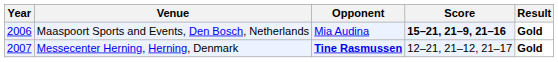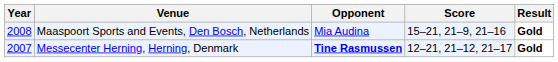(19, 31) 2006 -> (19, 31) 2008
(457, 31) bold -> (457, 31) normal
